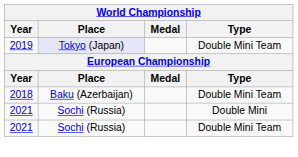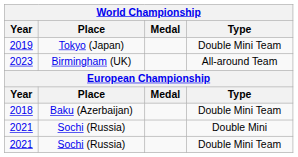(91, 45) lavender background -> (91, 45) no background
+ row: (21, 62)
